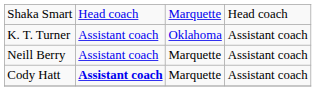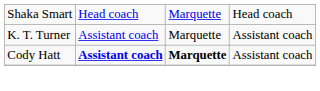(195, 34) Oklahoma -> (195, 34) Marquette
- row: (36, 55)
(195, 75) normal -> (198, 55) bold
